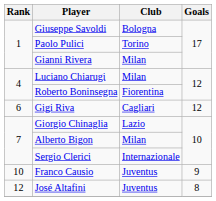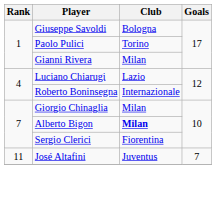(134, 76) Milan -> (134, 76) Lazio
(143, 92) Fiorentina -> (151, 92) Internazionale
- row: (55, 108)
(134, 124) Lazio -> (134, 108) Milan
(134, 140) normal -> (135, 124) bold
(151, 156) Internazionale -> (143, 140) Fiorentina
- row: (64, 172)
(18, 188) 12 -> (18, 156) 11
(197, 188) 8 -> (197, 156) 7
